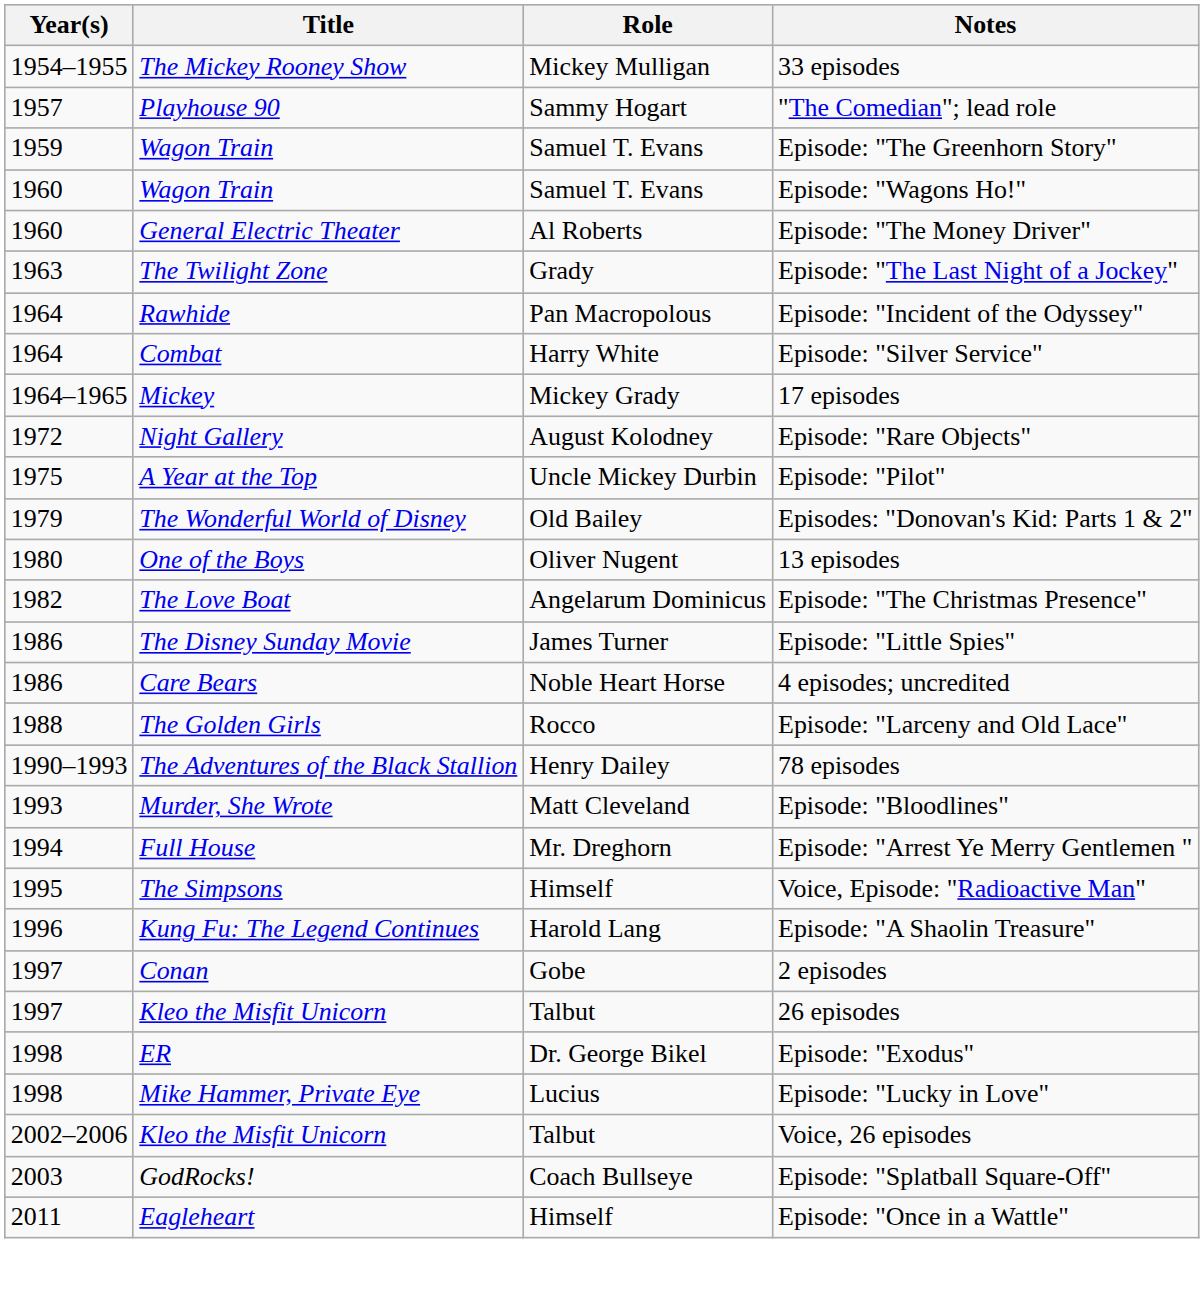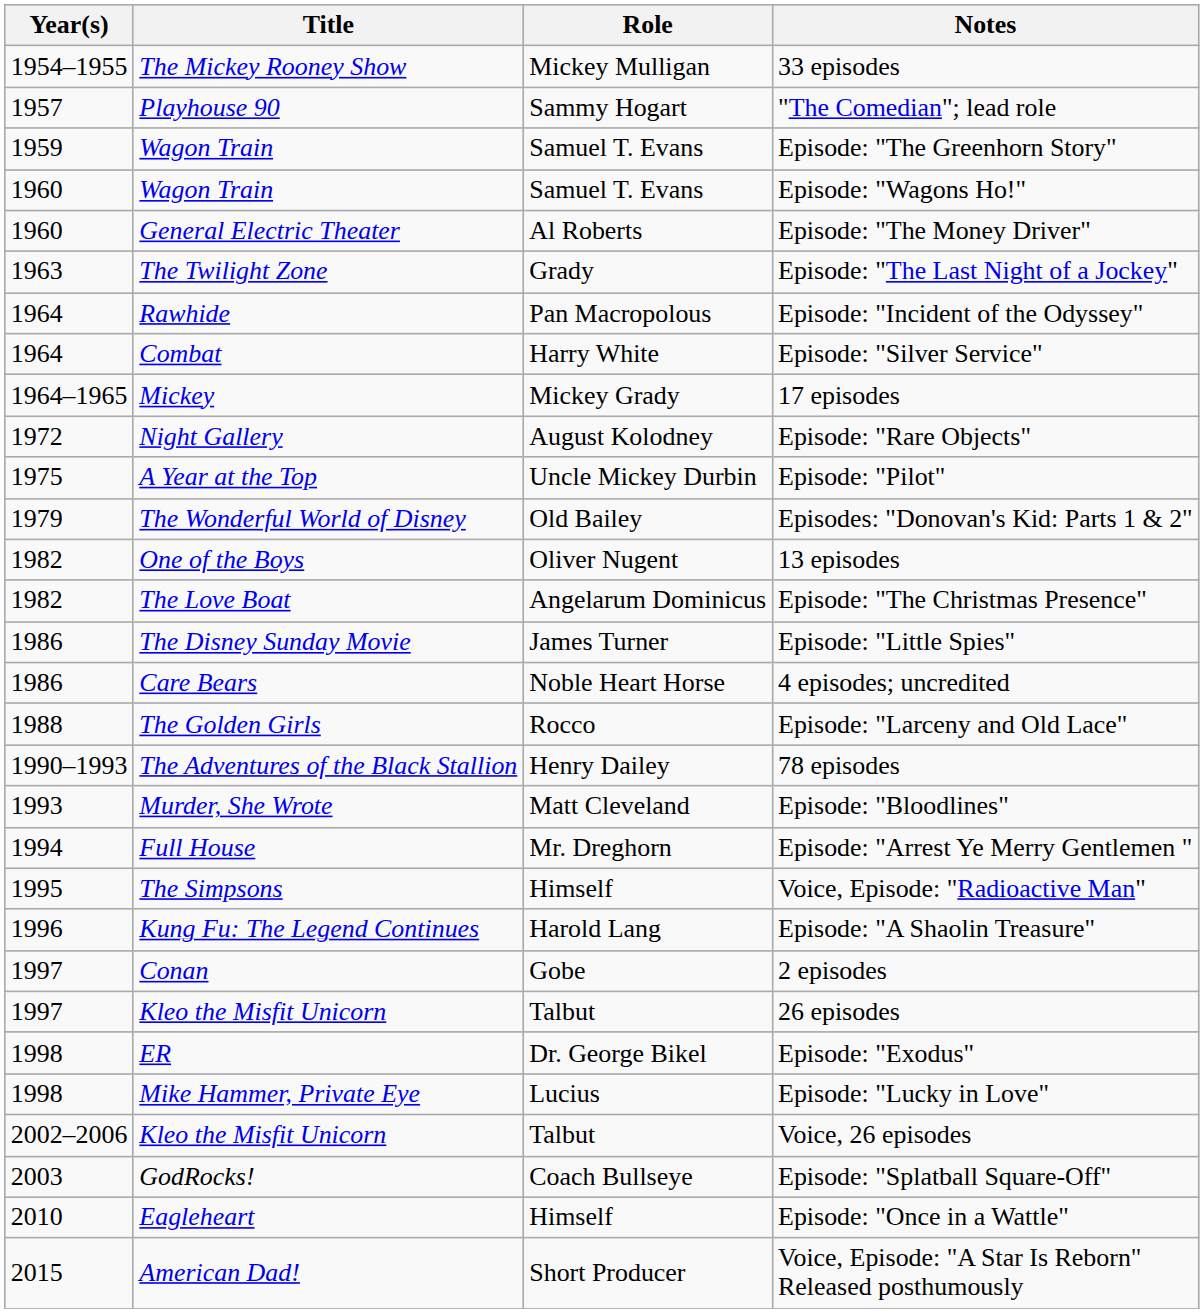(37, 559) 1980 -> (37, 559) 1982
(36, 1217) 2011 -> (37, 1217) 2010
+ row: (960, 1272)
